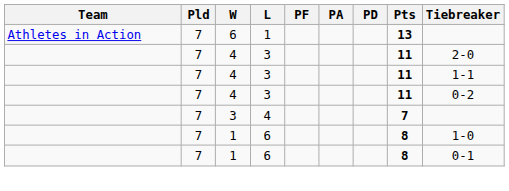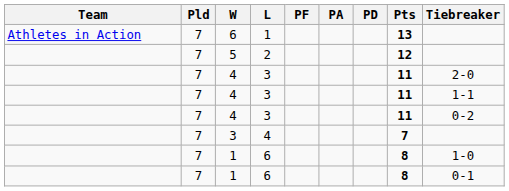+ row: (233, 55)
